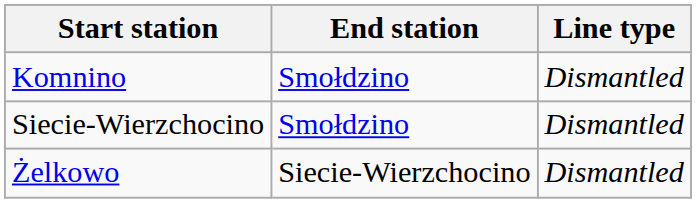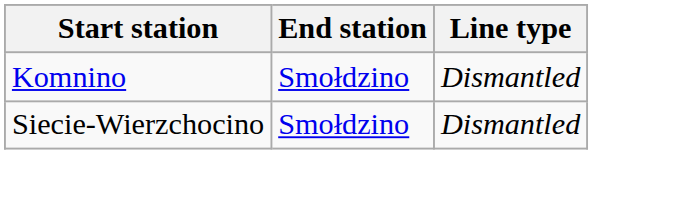- row: (66, 172)
